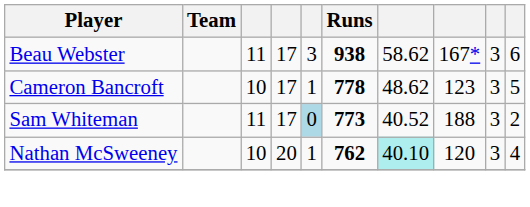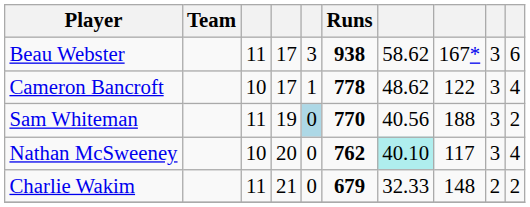(459, 86) 123 -> (459, 86) 122
(515, 86) 5 -> (515, 86) 4
(286, 119) 17 -> (286, 119) 19
(350, 119) 773 -> (350, 119) 770
(406, 119) 40.52 -> (406, 119) 40.56
(312, 152) 1 -> (312, 152) 0
(459, 152) 120 -> (459, 152) 117
+ row: (72, 185)
